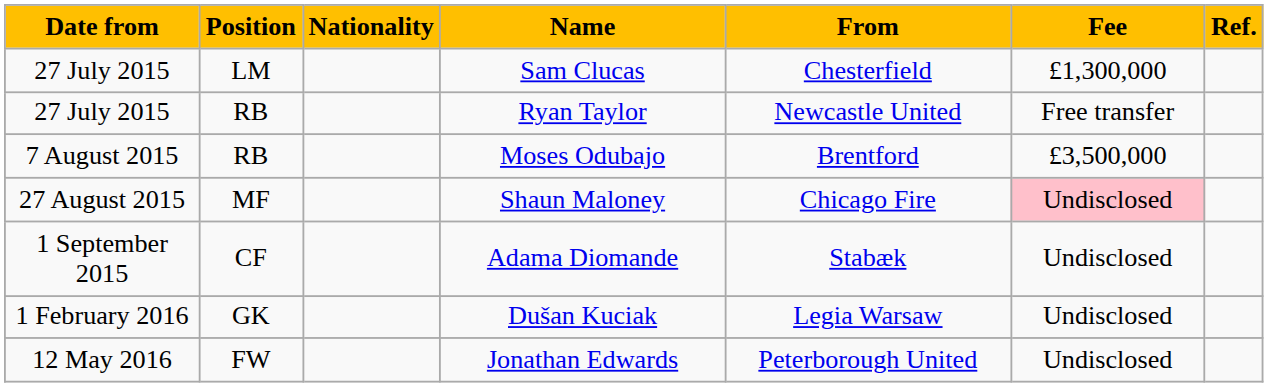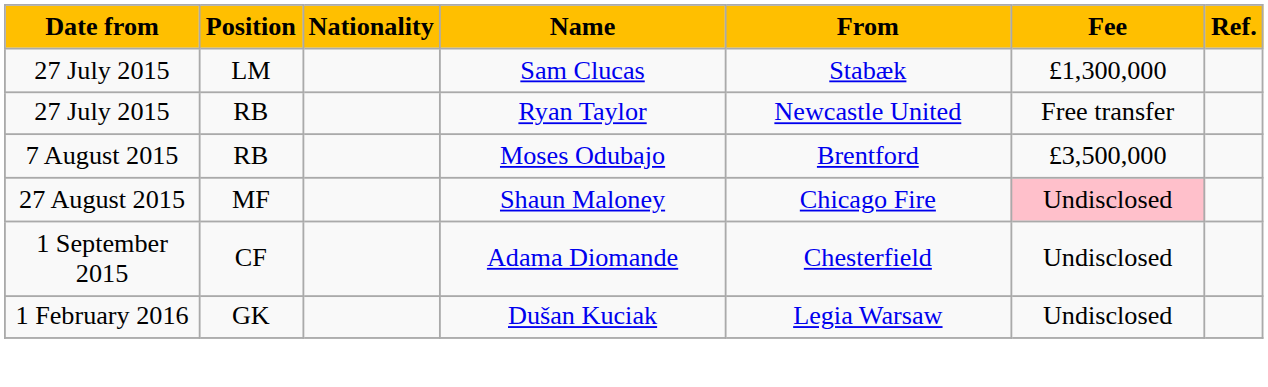(868, 69) Chesterfield -> (868, 69) Stabæk
(868, 258) Stabæk -> (868, 258) Chesterfield
- row: (583, 360)
